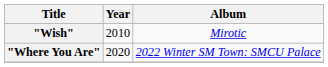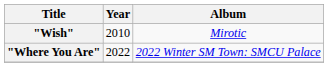(118, 52) 2020 -> (118, 52) 2022
